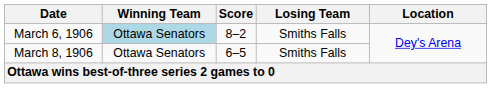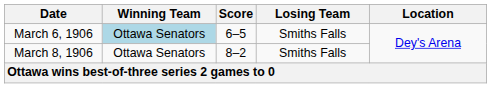(236, 33) 8–2 -> (236, 33) 6–5
(236, 53) 6–5 -> (236, 53) 8–2
